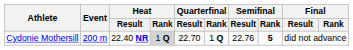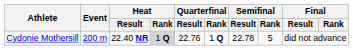(189, 39) 22.70 -> (189, 39) 22.76
(243, 39) 22.76 -> (243, 39) 22.78
(270, 39) bold -> (270, 39) normal
